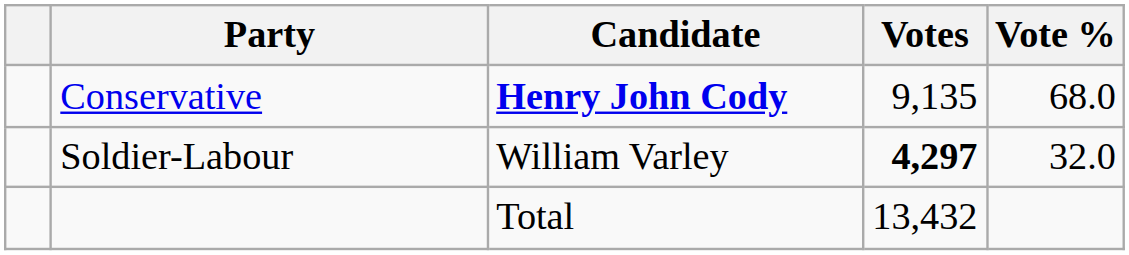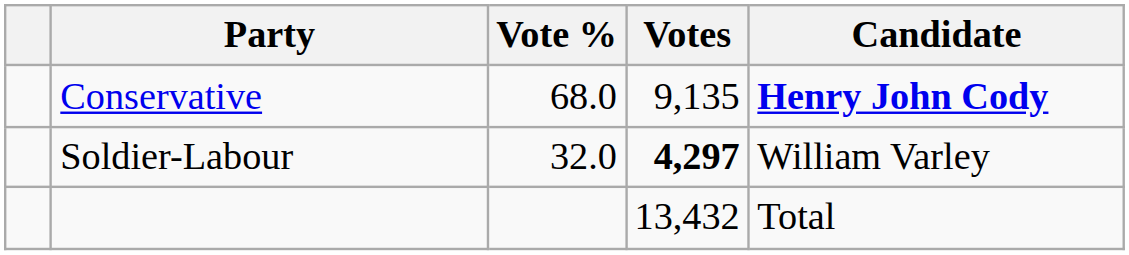columns swapped: (675, 34) <-> (1055, 34)
